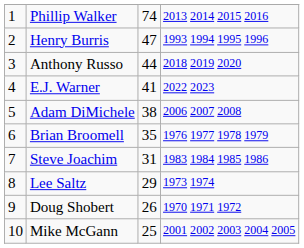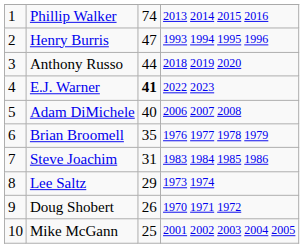(149, 87) normal -> (149, 87) bold
(149, 111) 38 -> (149, 111) 40
